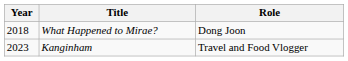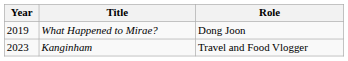(18, 30) 2018 -> (18, 30) 2019
